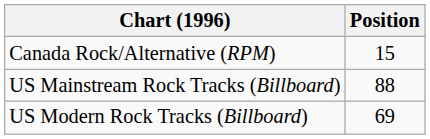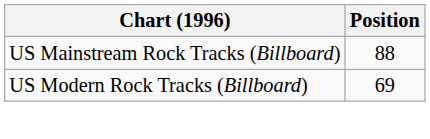- row: (142, 52)
